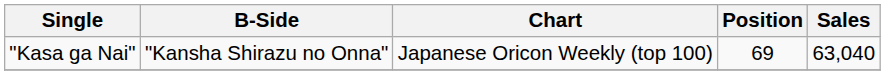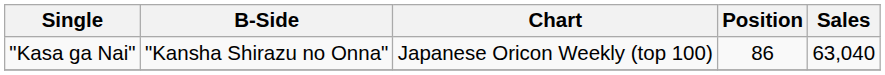(763, 53) 69 -> (763, 53) 86
